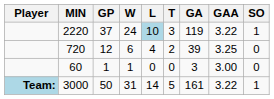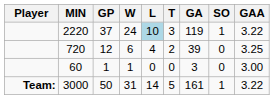columns swapped: (226, 13) <-> (256, 13)
(39, 85) lightblue background -> (39, 85) no background
